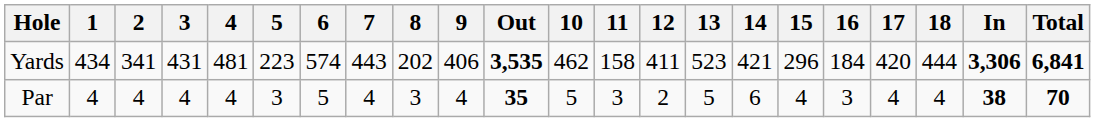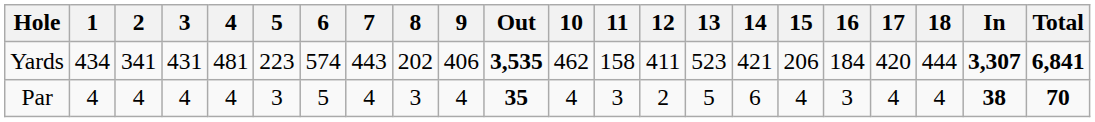(801, 60) 296 -> (801, 60) 206
(994, 60) 3,306 -> (994, 60) 3,307
(571, 97) 5 -> (571, 97) 4
